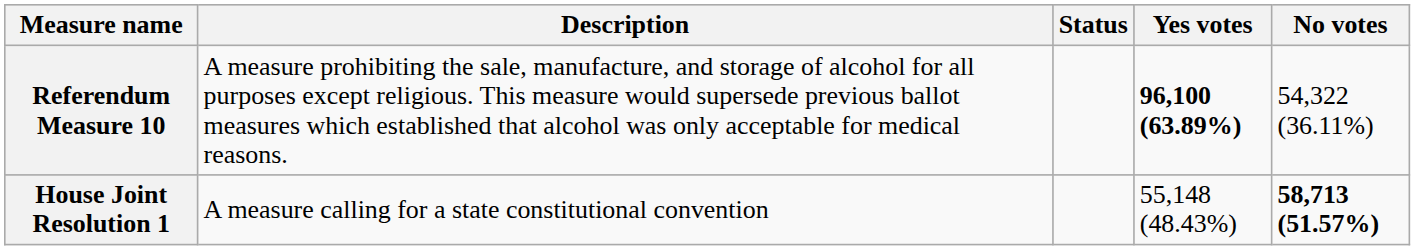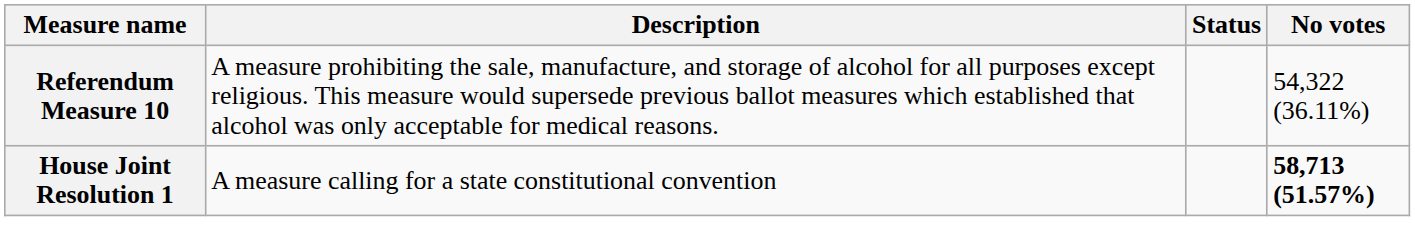- column: (1203, 25)
